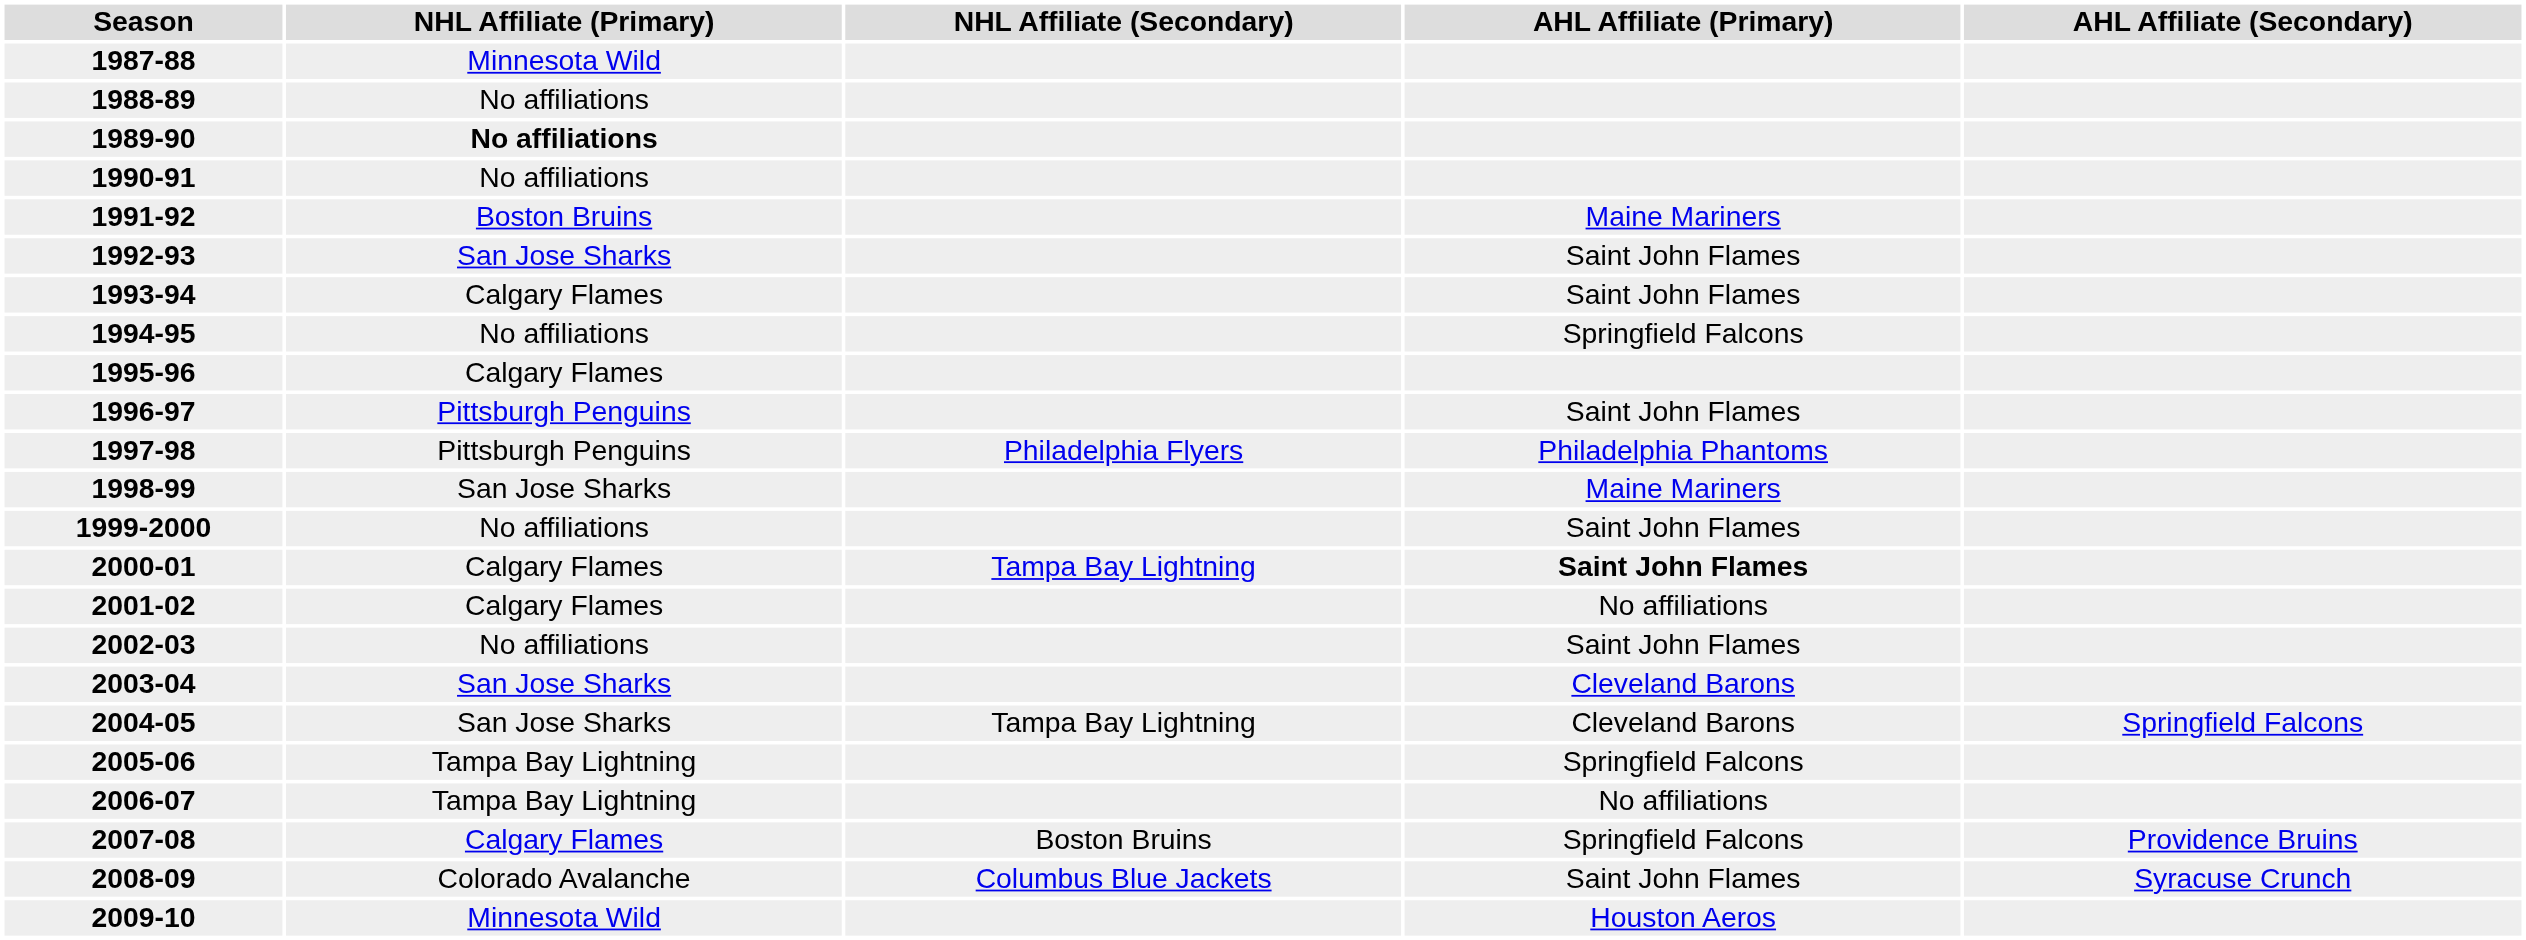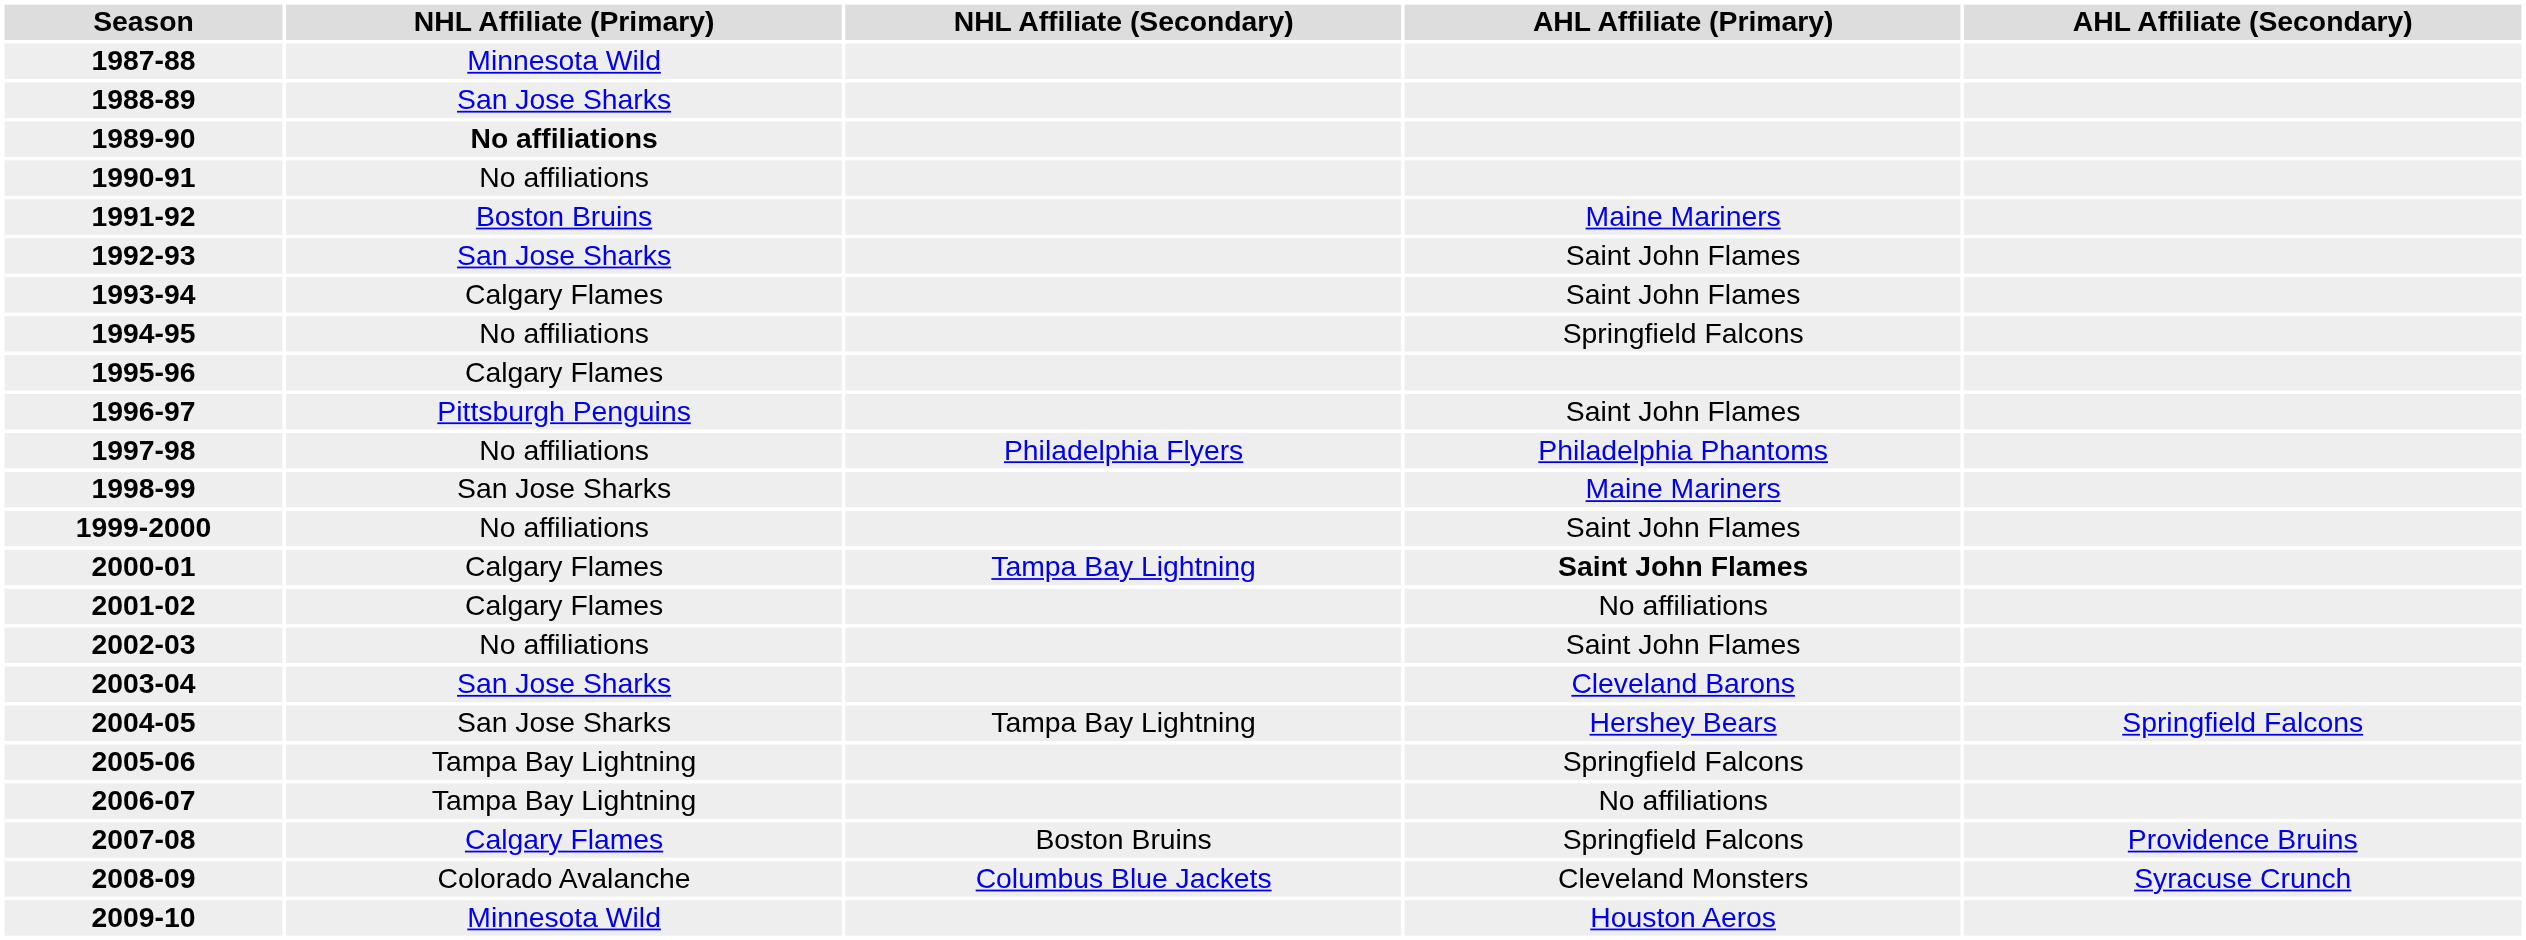(564, 99) No affiliations -> (564, 99) San Jose Sharks
(564, 450) Pittsburgh Penguins -> (564, 450) No affiliations
(1683, 722) Cleveland Barons -> (1683, 722) Hershey Bears
(1683, 878) Saint John Flames -> (1683, 878) Cleveland Monsters
